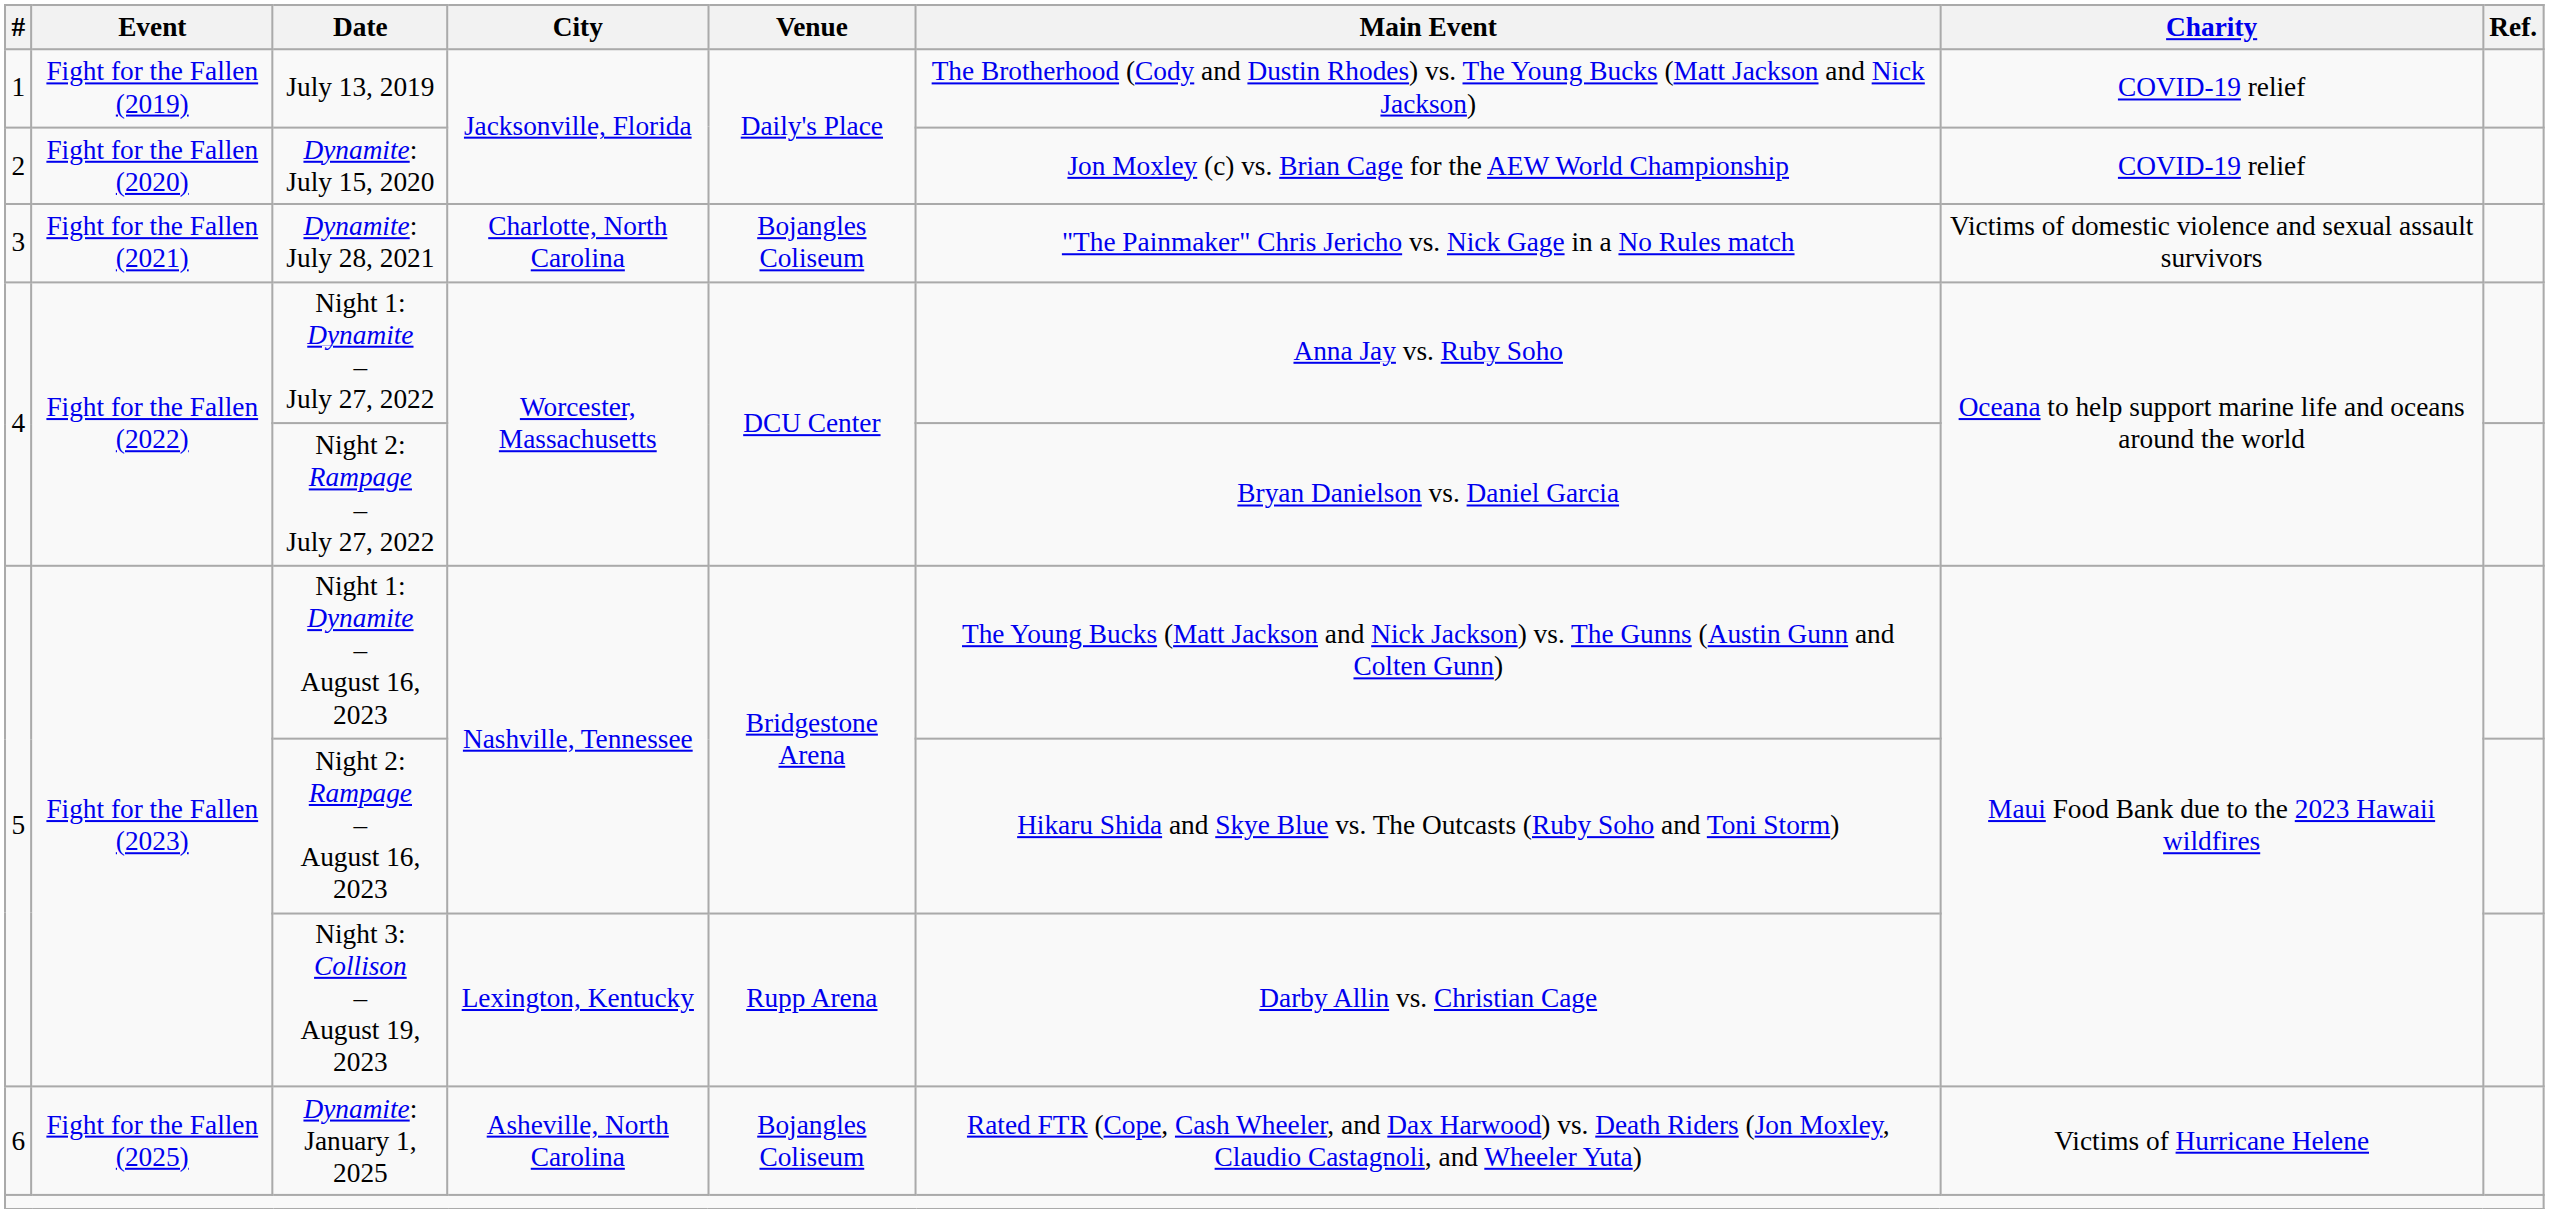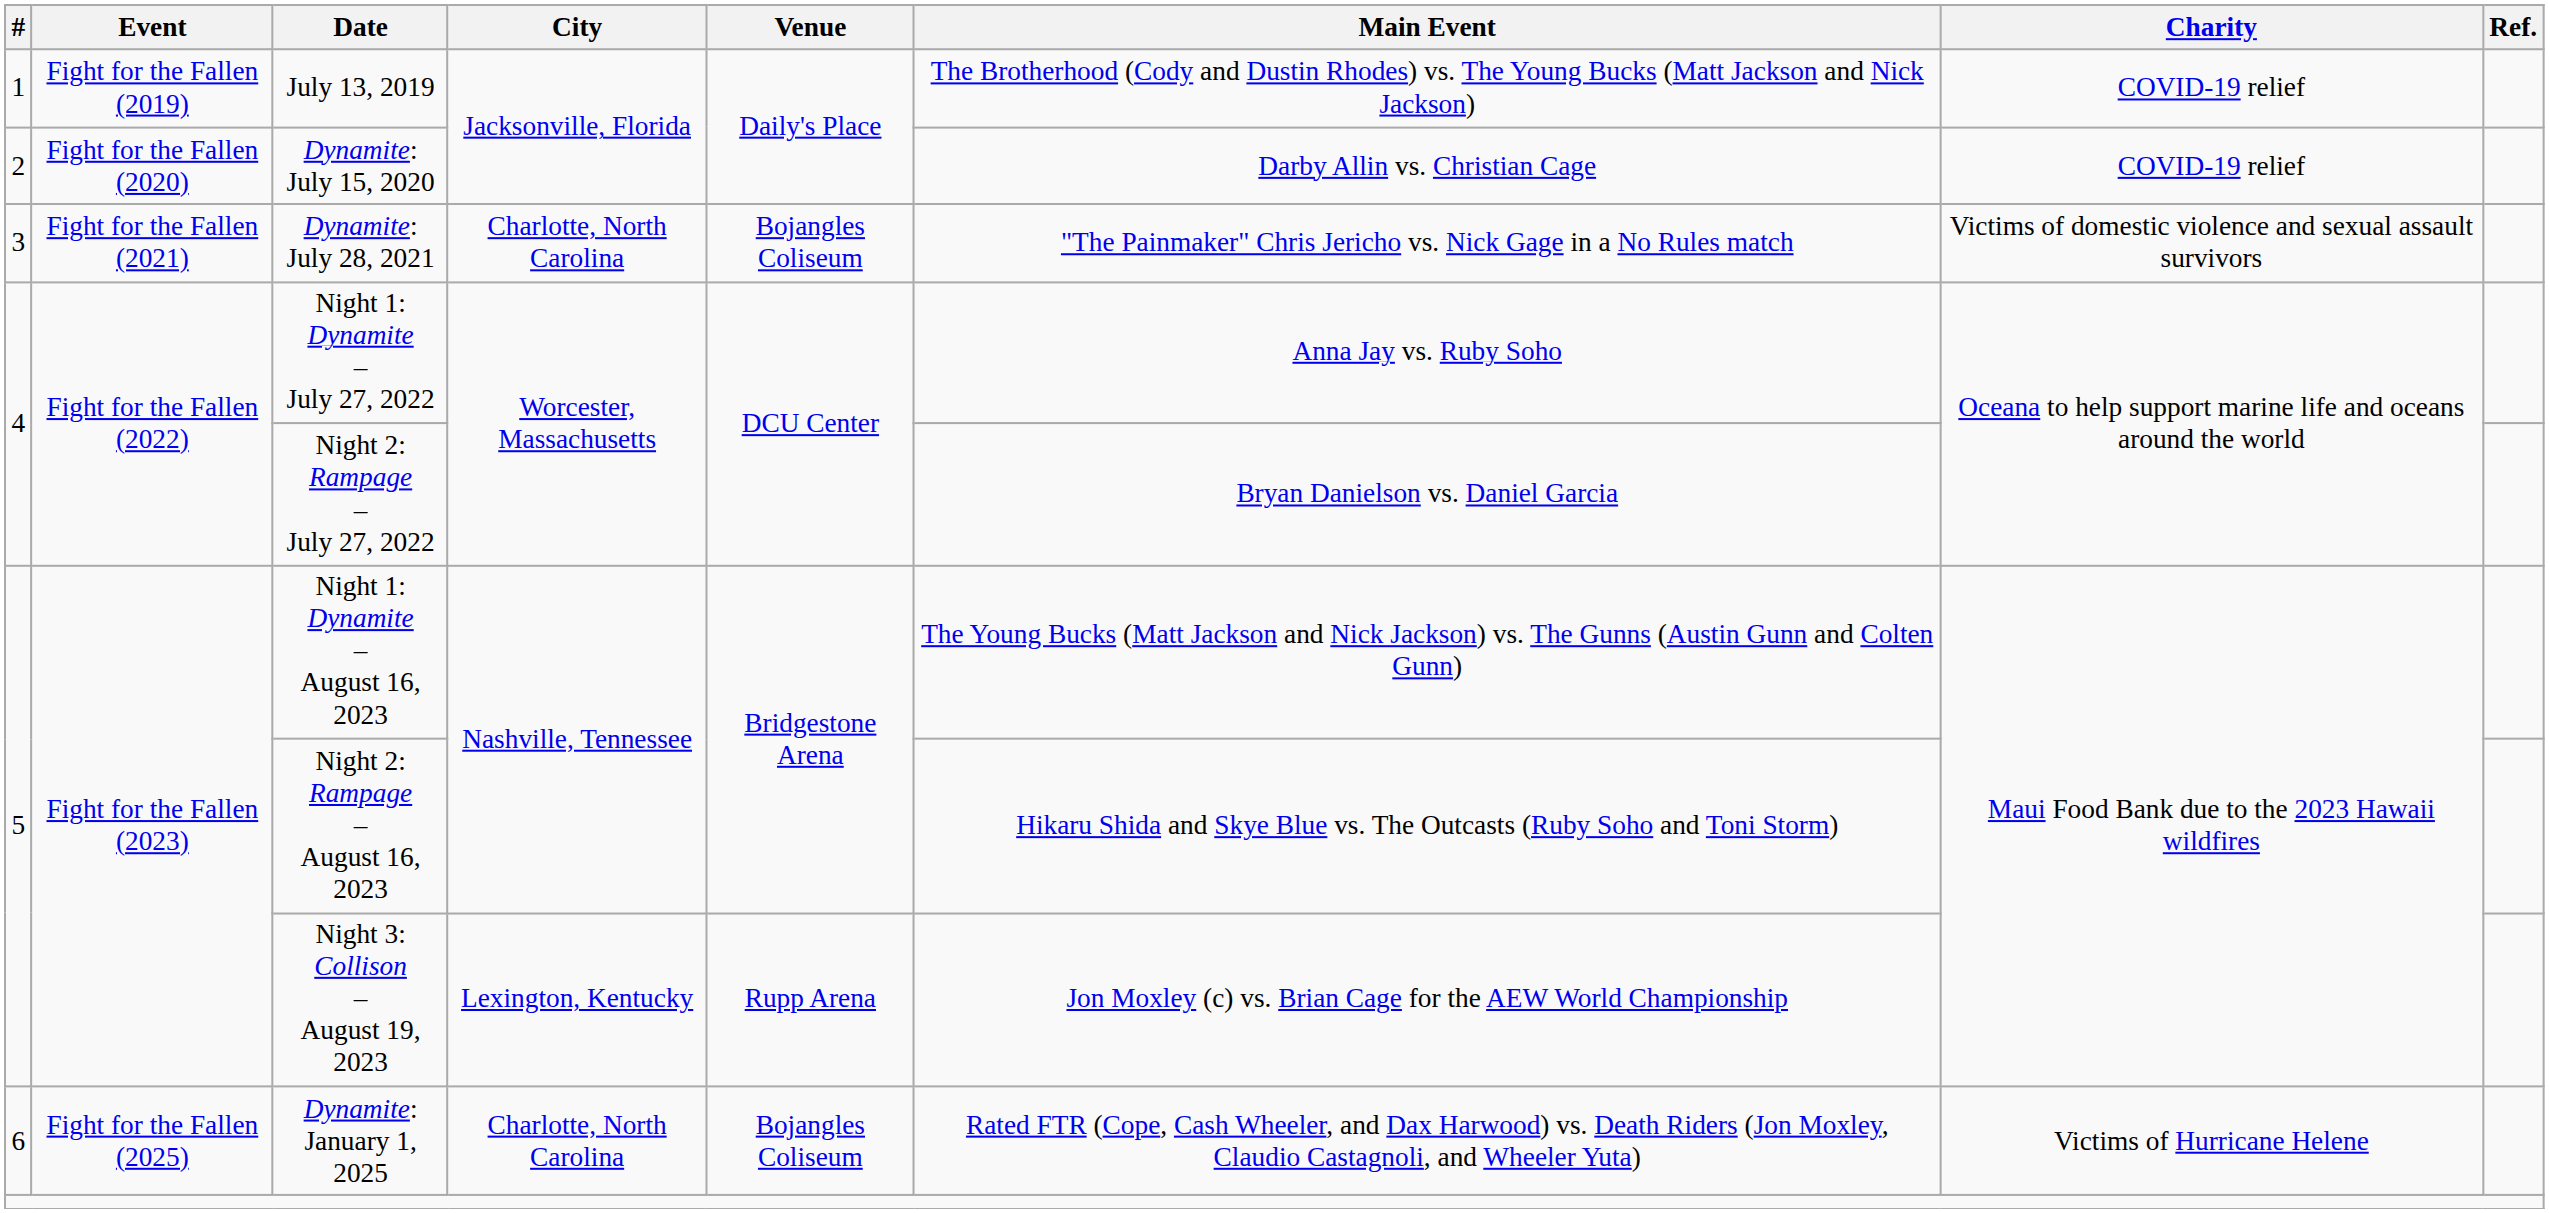(1428, 165) Jon Moxley (c) vs. Brian Cage for the AEW World Championship -> (1427, 165) Darby Allin vs. Christian Cage
(1428, 998) Darby Allin vs. Christian Cage -> (1427, 998) Jon Moxley (c) vs. Brian Cage for the AEW World Championship
(578, 1140) Asheville, North Carolina -> (577, 1140) Charlotte, North Carolina
